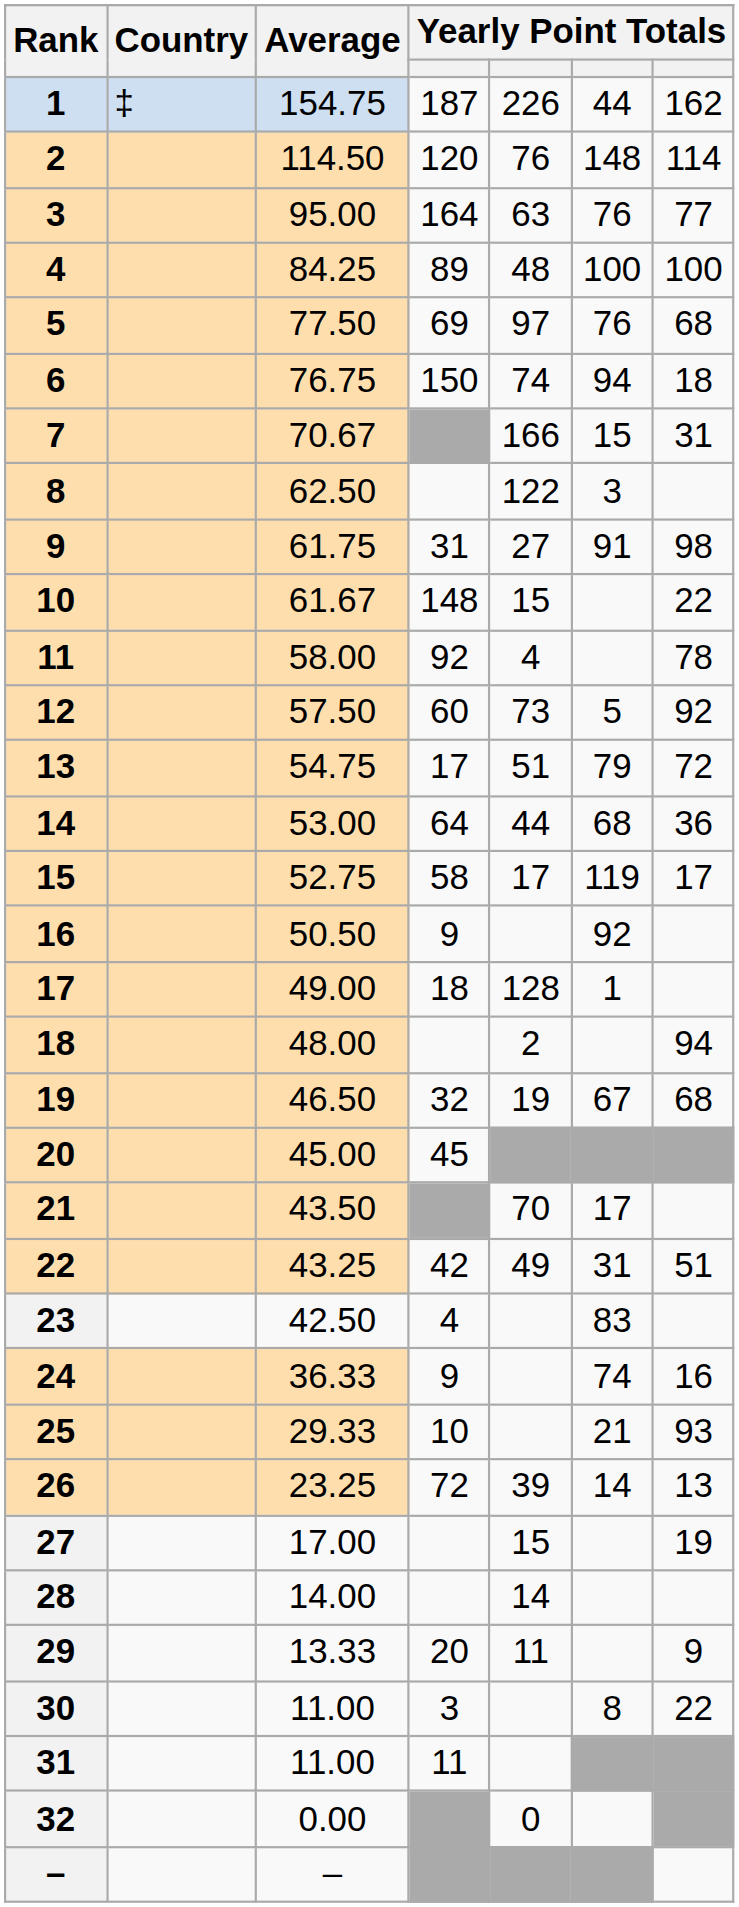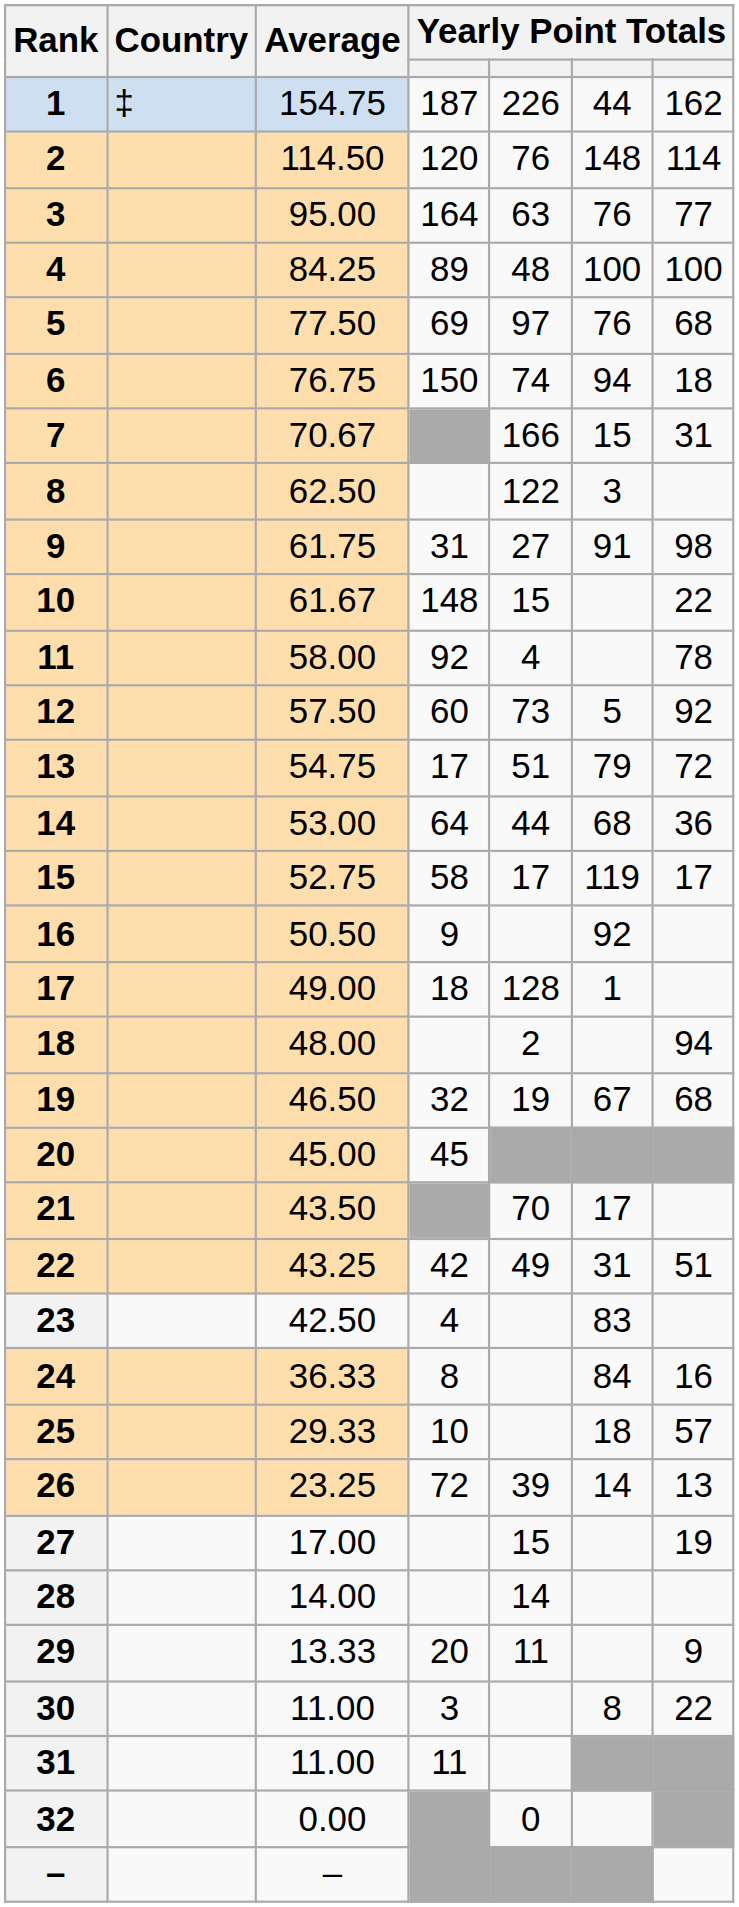(449, 1375) 9 -> (449, 1375) 8
(612, 1375) 74 -> (612, 1375) 84
(612, 1431) 21 -> (612, 1431) 18
(694, 1431) 93 -> (694, 1431) 57
